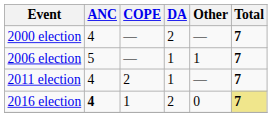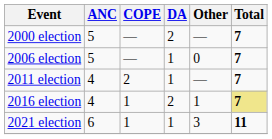(91, 36) 4 -> (91, 36) 5
(197, 58) 1 -> (197, 58) 0
(91, 101) bold -> (91, 101) normal
(197, 101) 0 -> (197, 101) 1
+ row: (44, 123)
